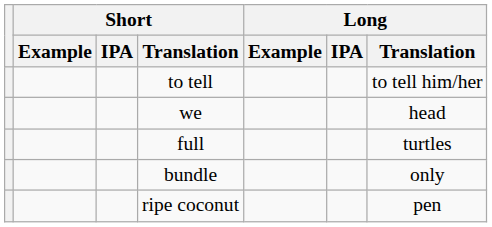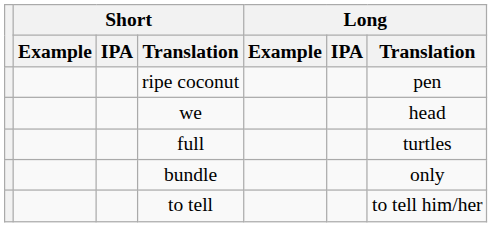rows swapped: (191, 205) <-> (191, 81)
